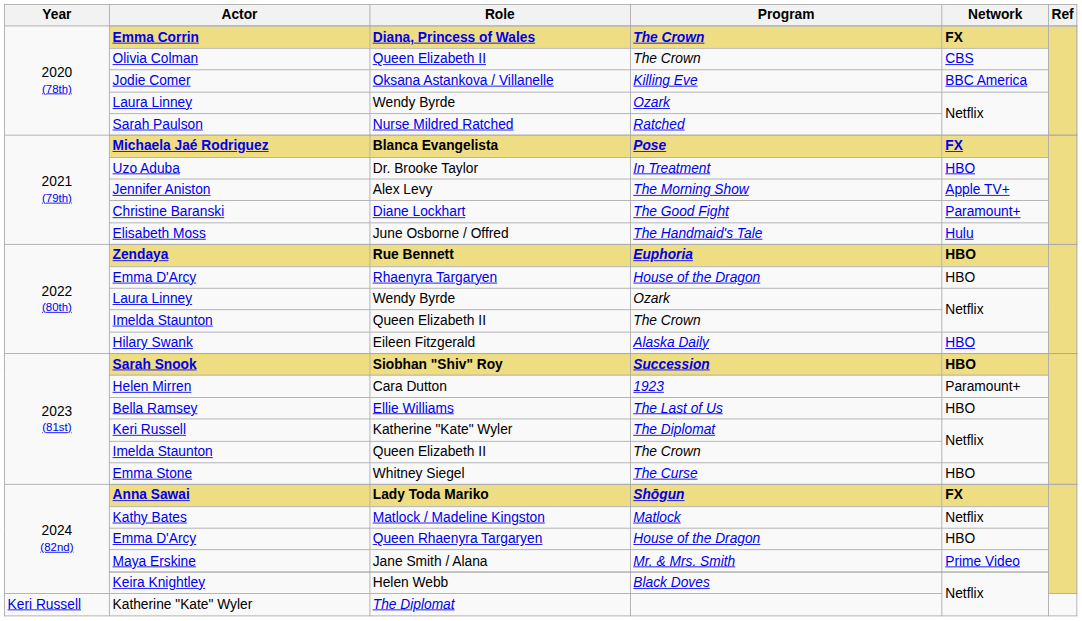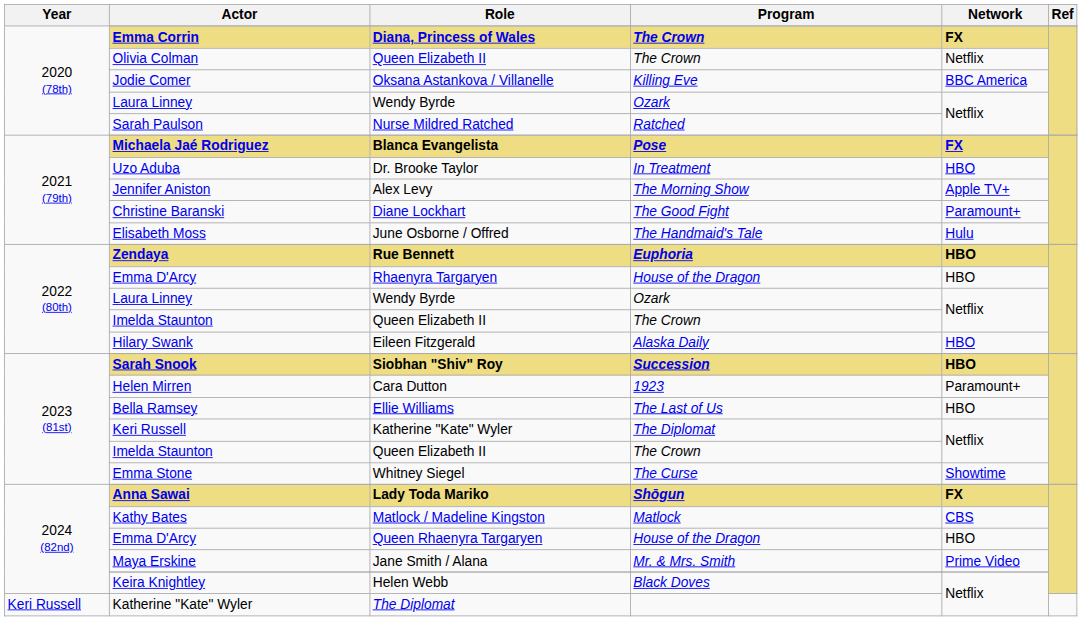(959, 59) CBS -> (964, 59) Netflix
(960, 473) HBO -> (975, 473) Showtime
(964, 517) Netflix -> (959, 517) CBS
